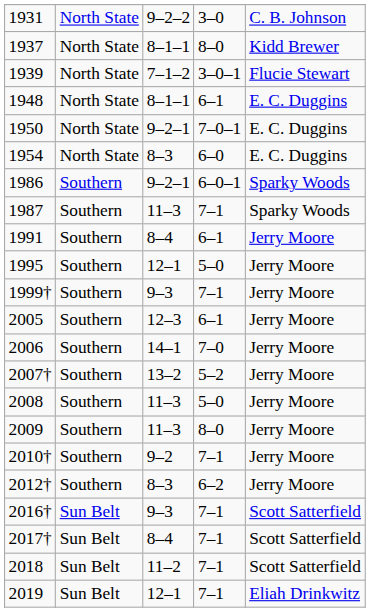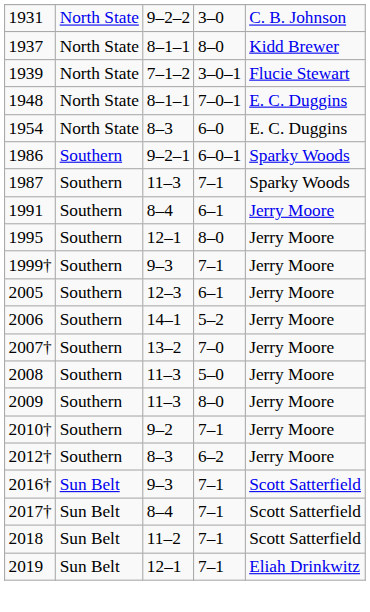(211, 100) 6–1 -> (220, 100) 7–0–1
- row: (26, 127)
(211, 264) 5–0 -> (211, 237) 8–0
(211, 347) 7–0 -> (211, 319) 5–2
(211, 374) 5–2 -> (211, 347) 7–0
